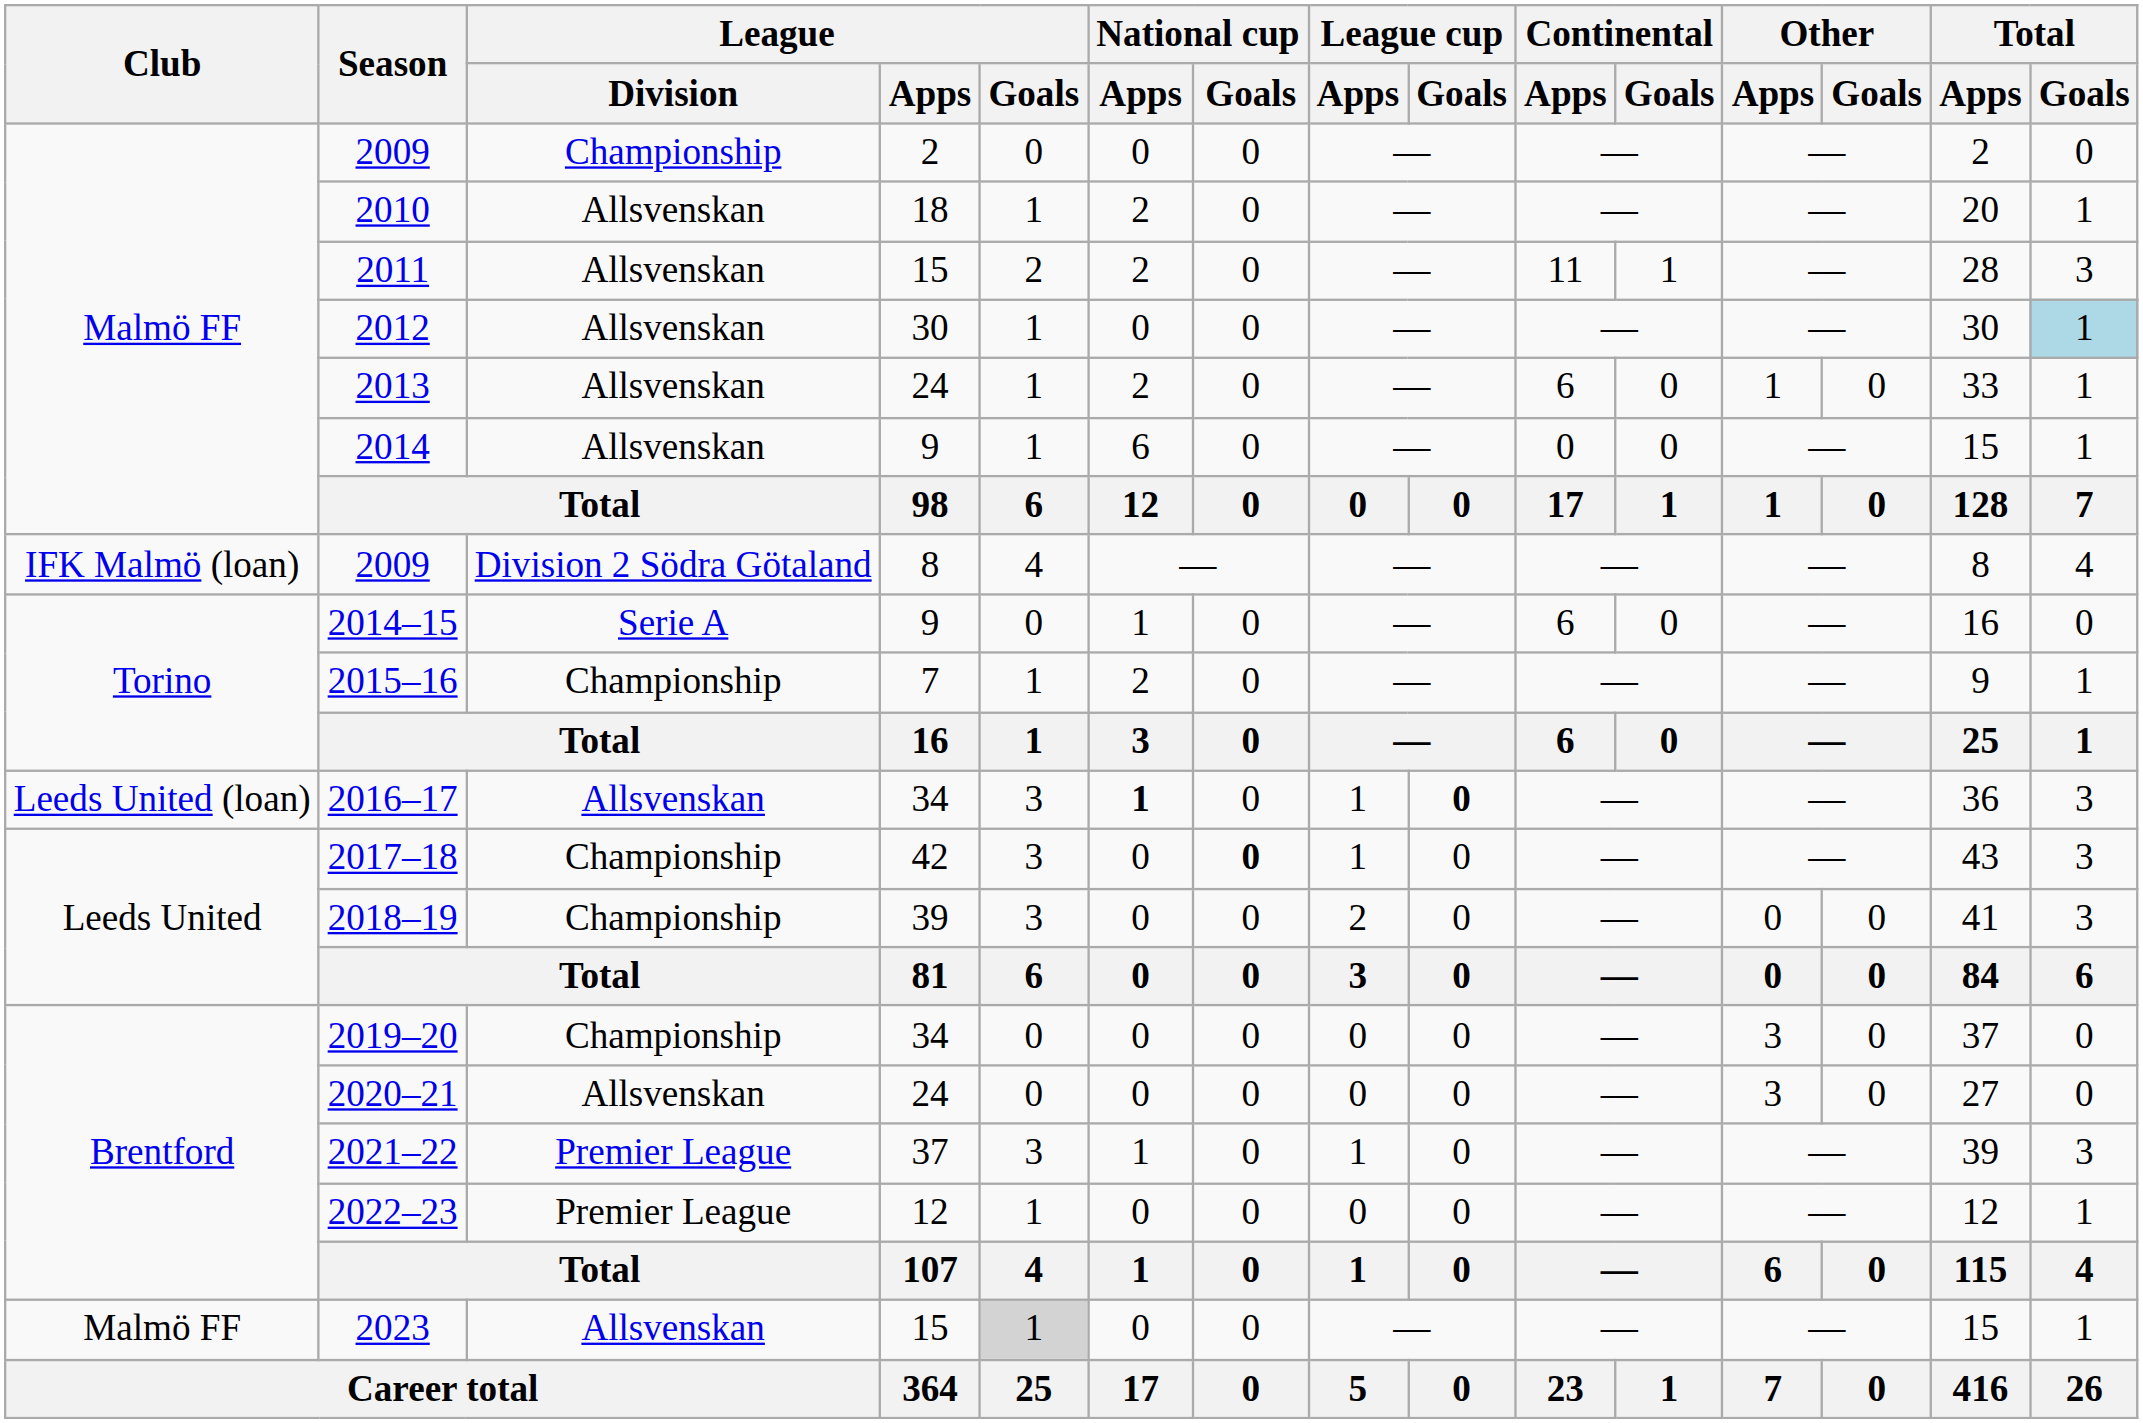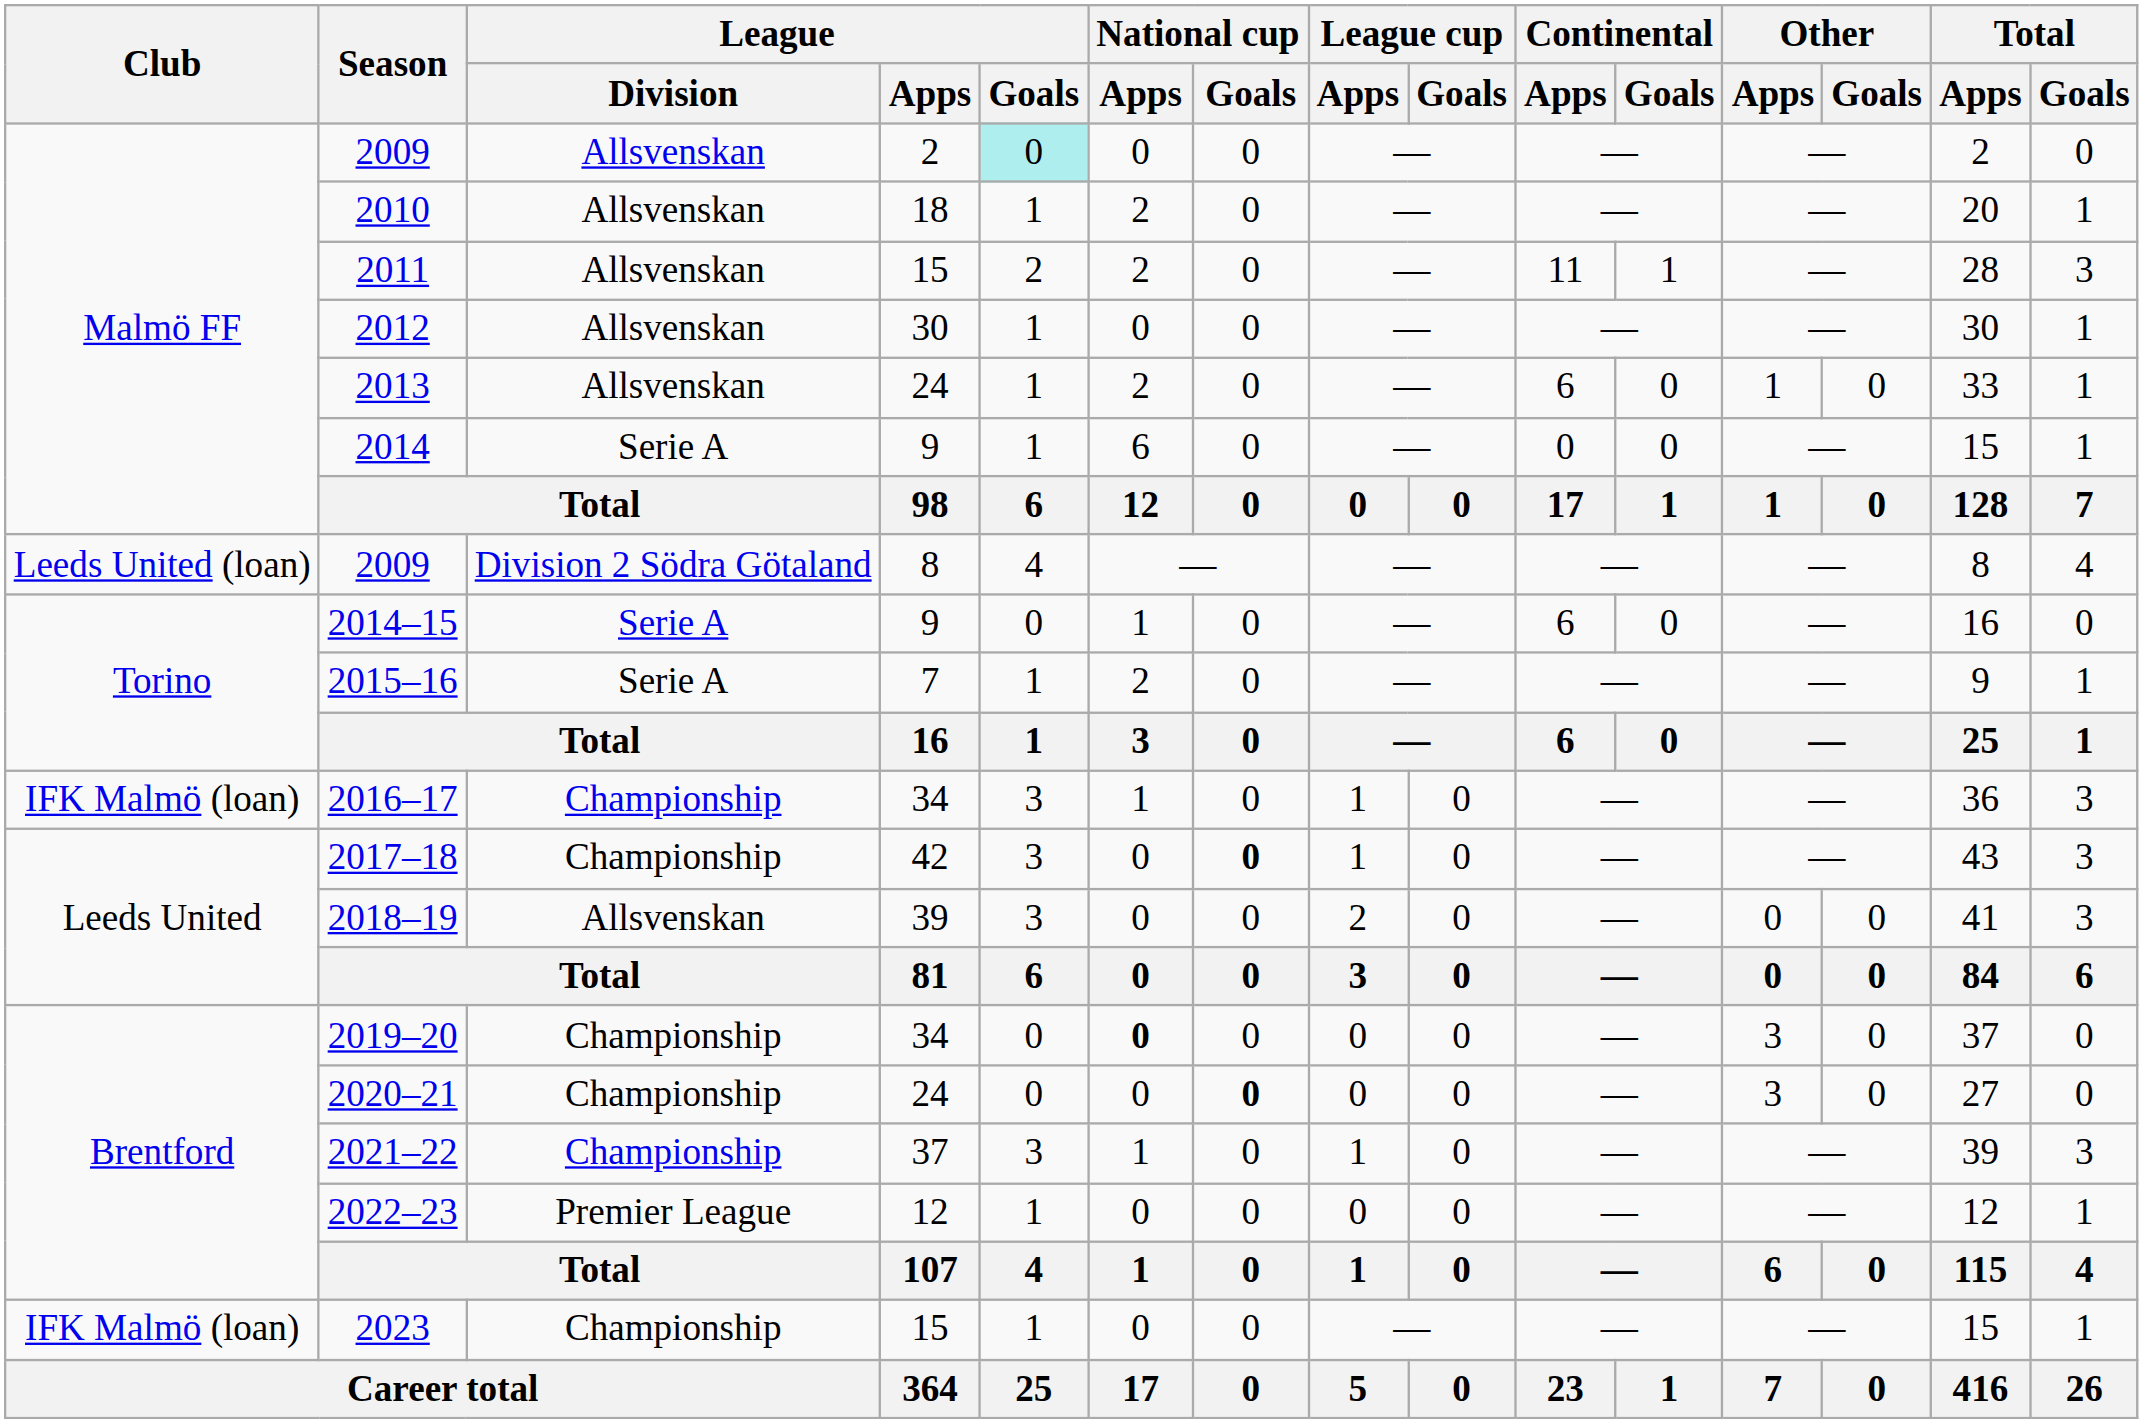(673, 151) Championship -> (673, 151) Allsvenskan
(1034, 151) no background -> (1034, 151) paleturquoise background
(2084, 328) lightblue background -> (2084, 328) no background
(673, 446) Allsvenskan -> (673, 446) Serie A
(162, 563) IFK Malmö (loan) -> (162, 563) Leeds United (loan)
(673, 681) Championship -> (673, 681) Serie A
(162, 799) Leeds United (loan) -> (162, 799) IFK Malmö (loan)
(673, 799) Allsvenskan -> (673, 799) Championship
(1141, 799) bold -> (1141, 799) normal
(1462, 799) bold -> (1462, 799) normal
(673, 916) Championship -> (673, 916) Allsvenskan
(1141, 1034) normal -> (1141, 1034) bold
(673, 1093) Allsvenskan -> (673, 1093) Championship
(1251, 1093) normal -> (1251, 1093) bold
(673, 1152) Premier League -> (673, 1152) Championship
(162, 1329) Malmö FF -> (162, 1329) IFK Malmö (loan)
(673, 1329) Allsvenskan -> (673, 1329) Championship
(1034, 1329) lightgrey background -> (1034, 1329) no background
